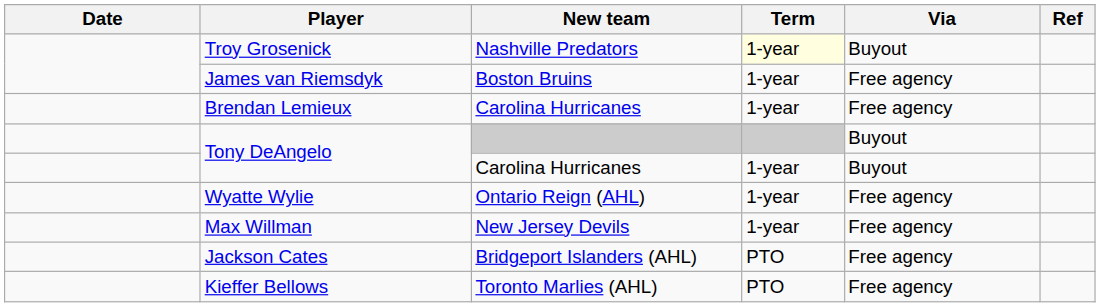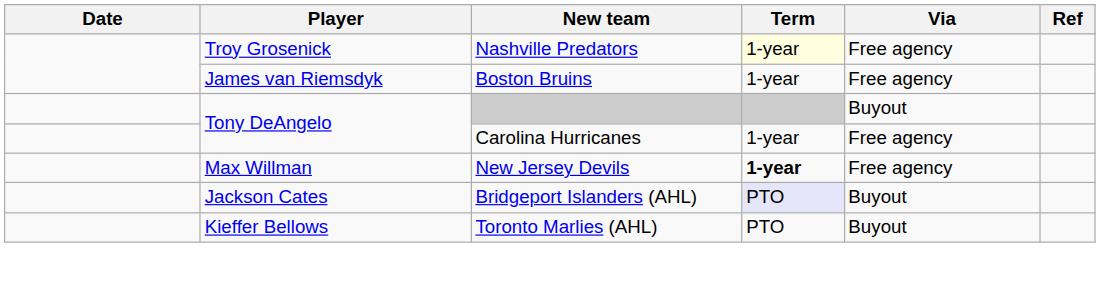(878, 49) Buyout -> (900, 49) Free agency
- row: (278, 108)
(878, 167) Buyout -> (900, 138) Free agency
- row: (259, 197)
(773, 227) normal -> (774, 167) bold
(765, 256) no background -> (765, 197) lavender background
(900, 256) Free agency -> (878, 197) Buyout
(900, 286) Free agency -> (878, 227) Buyout
